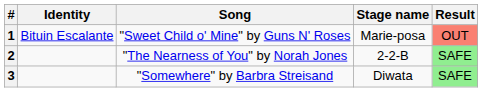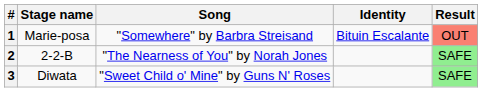columns swapped: (393, 14) <-> (67, 14)
(235, 35) "Sweet Child o' Mine" by Guns N' Roses -> (215, 35) "Somewhere" by Barbra Streisand
(235, 76) "Somewhere" by Barbra Streisand -> (215, 76) "Sweet Child o' Mine" by Guns N' Roses
